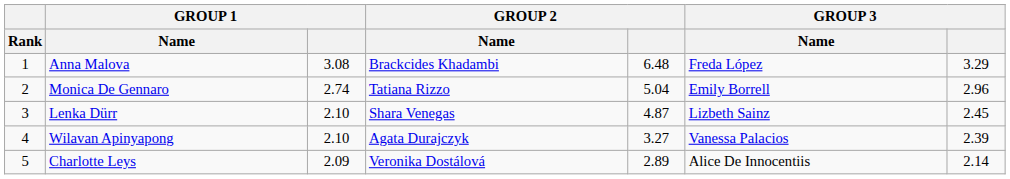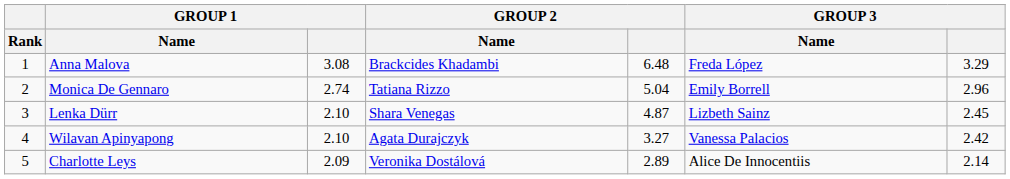(976, 138) 2.39 -> (976, 138) 2.42
